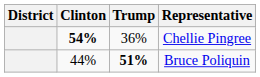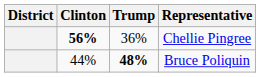(83, 38) 54% -> (83, 38) 56%
(134, 60) 51% -> (134, 60) 48%
